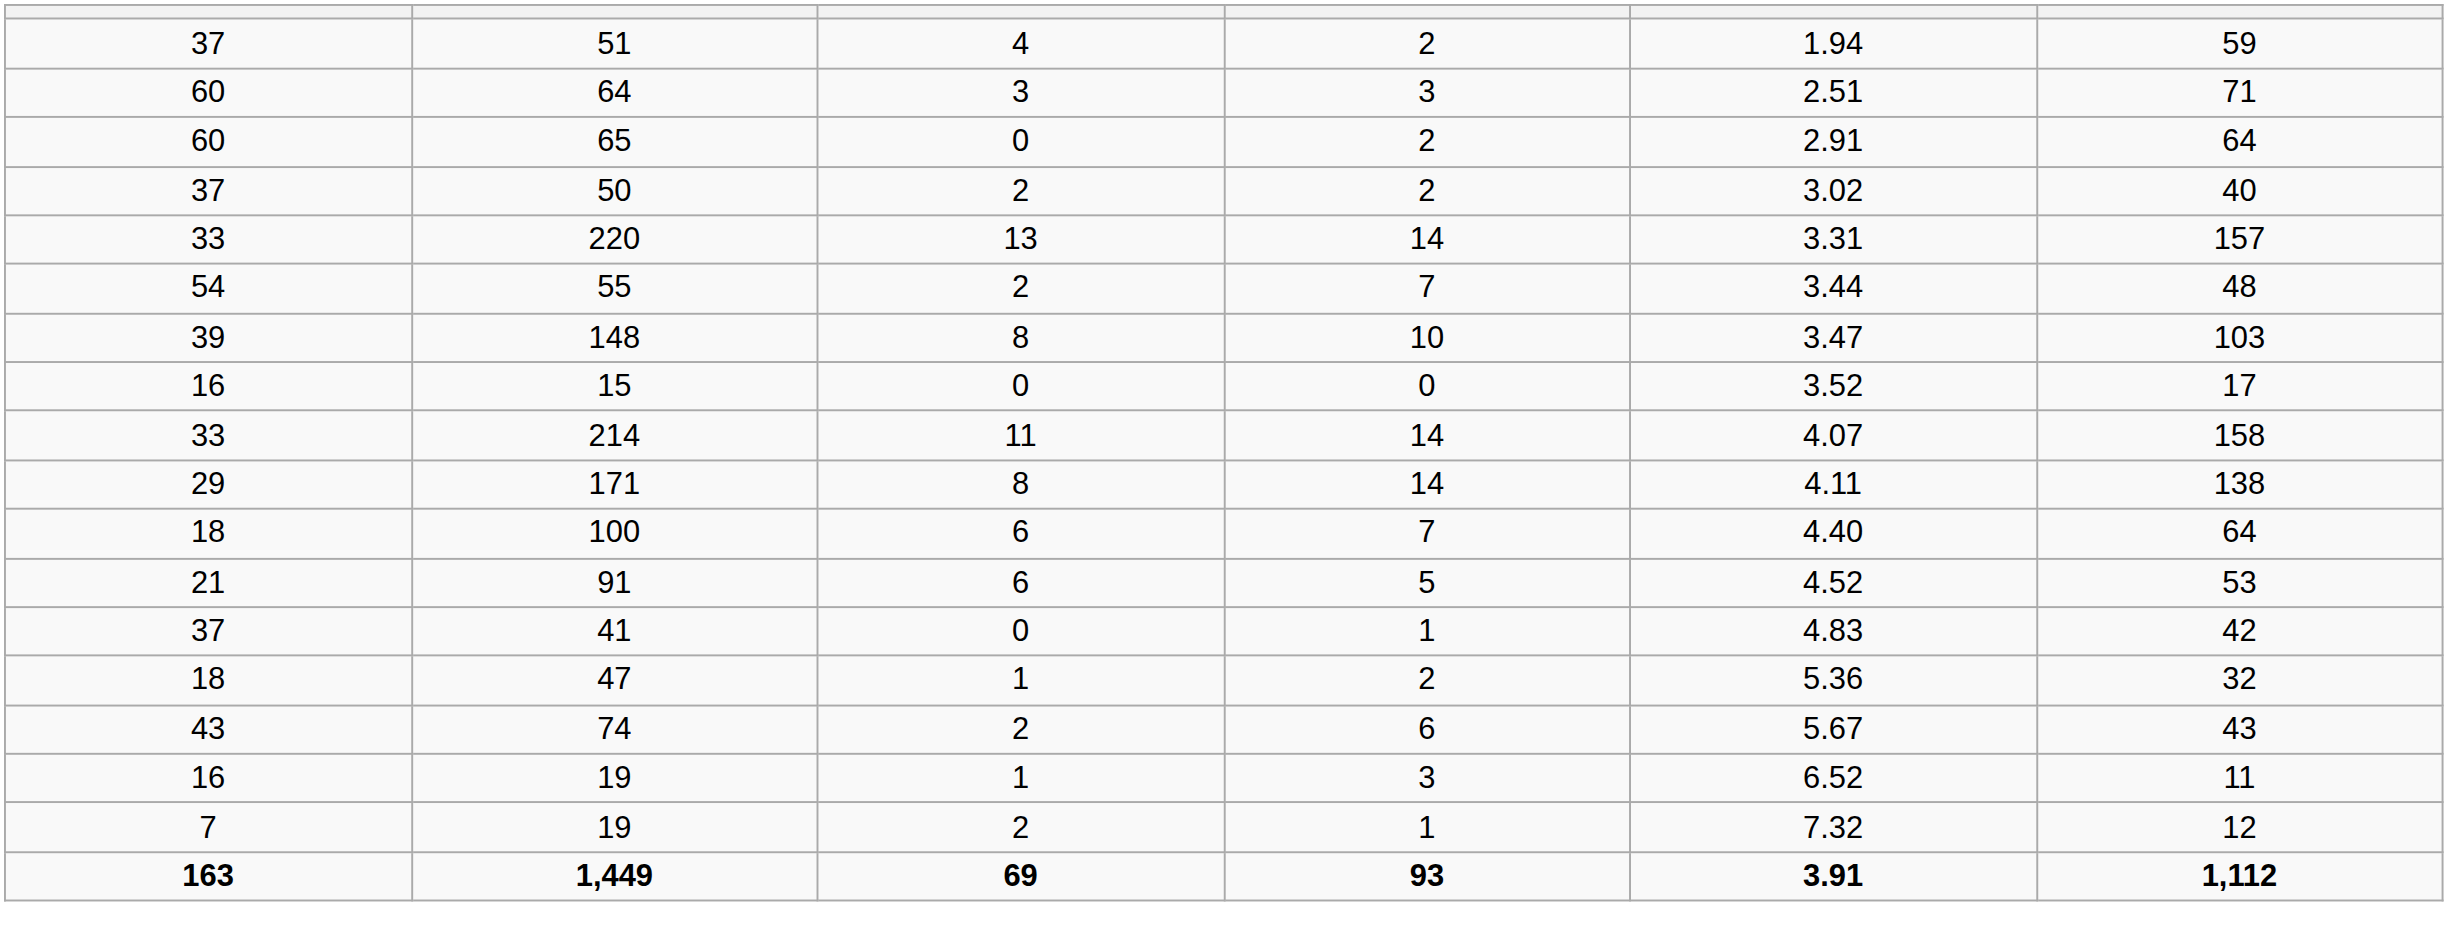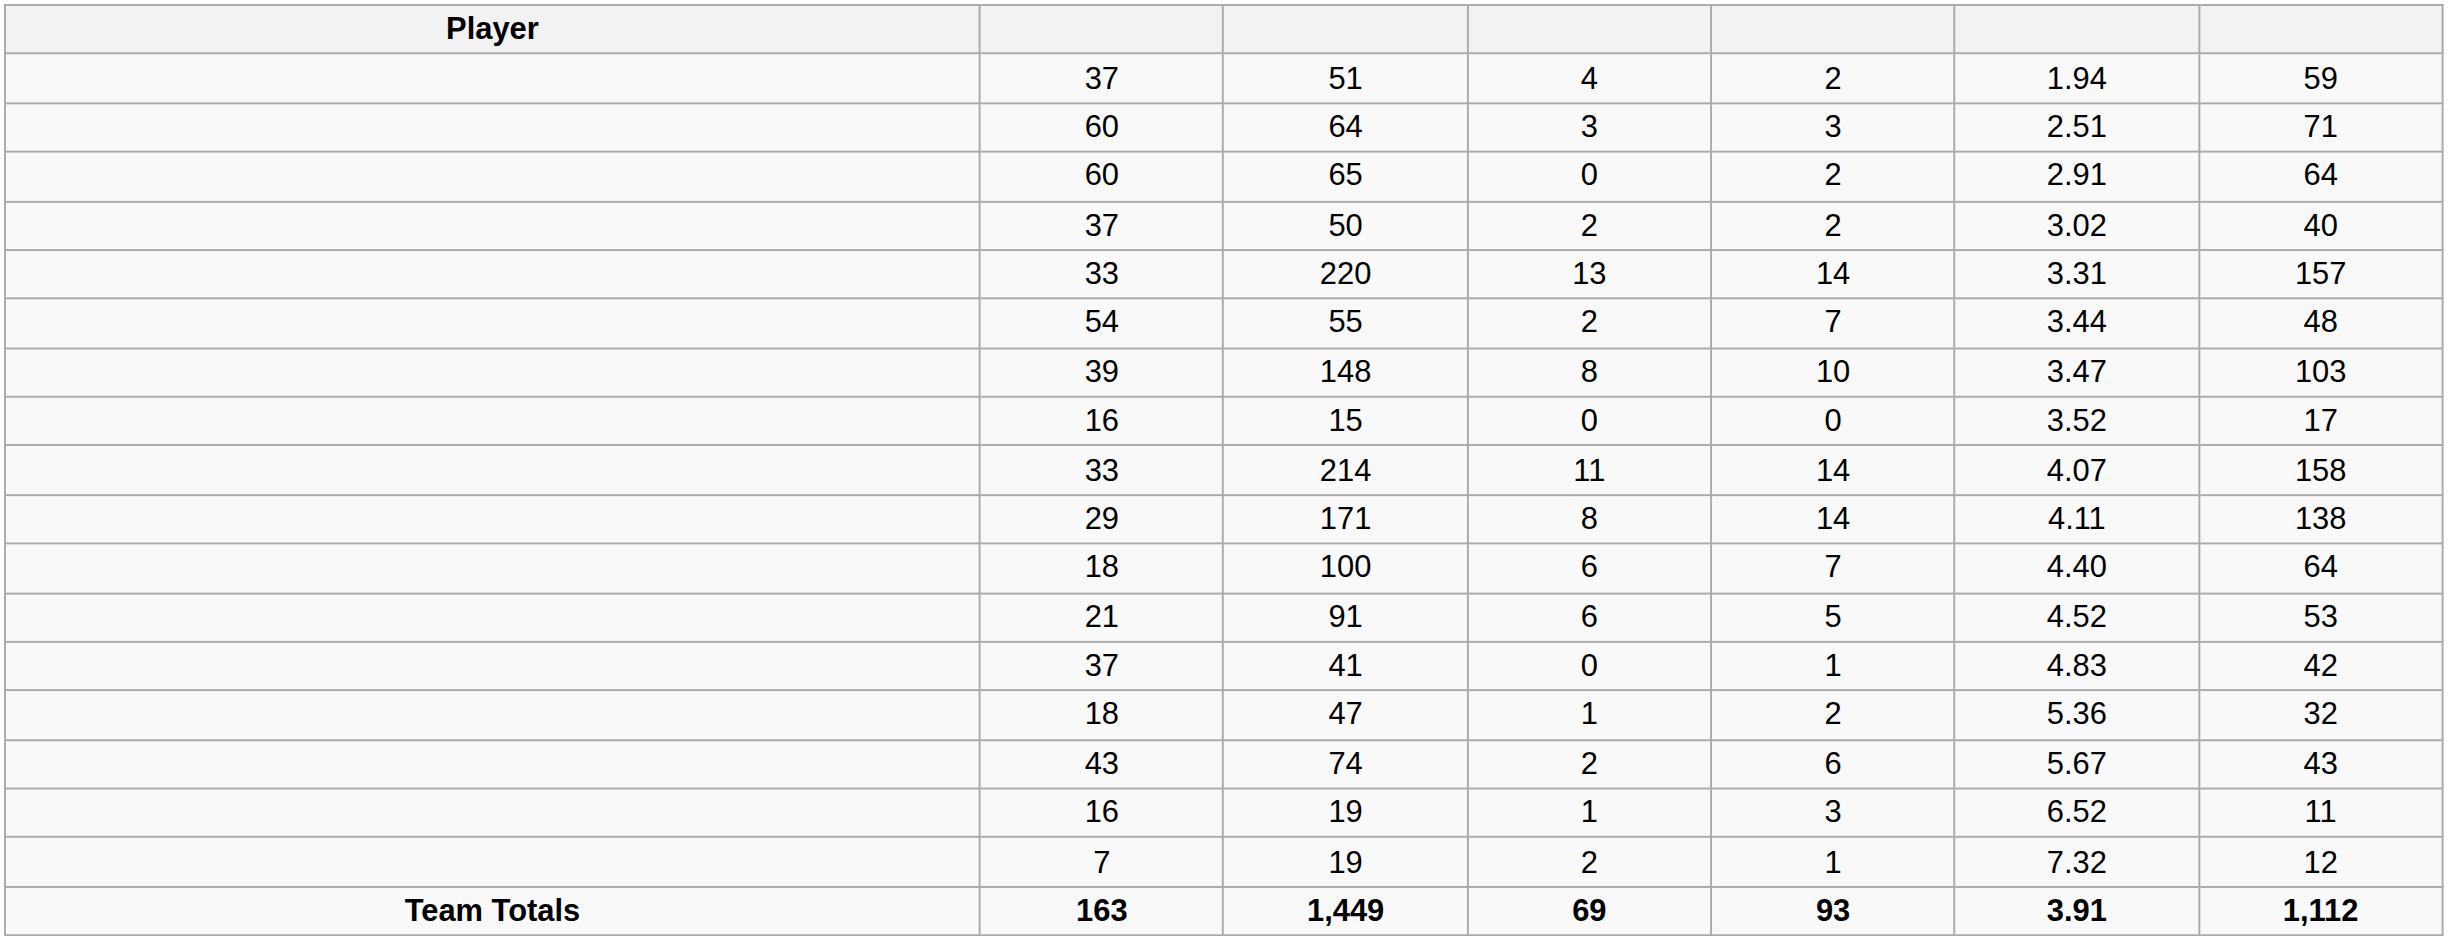+ column: (492, 28)
